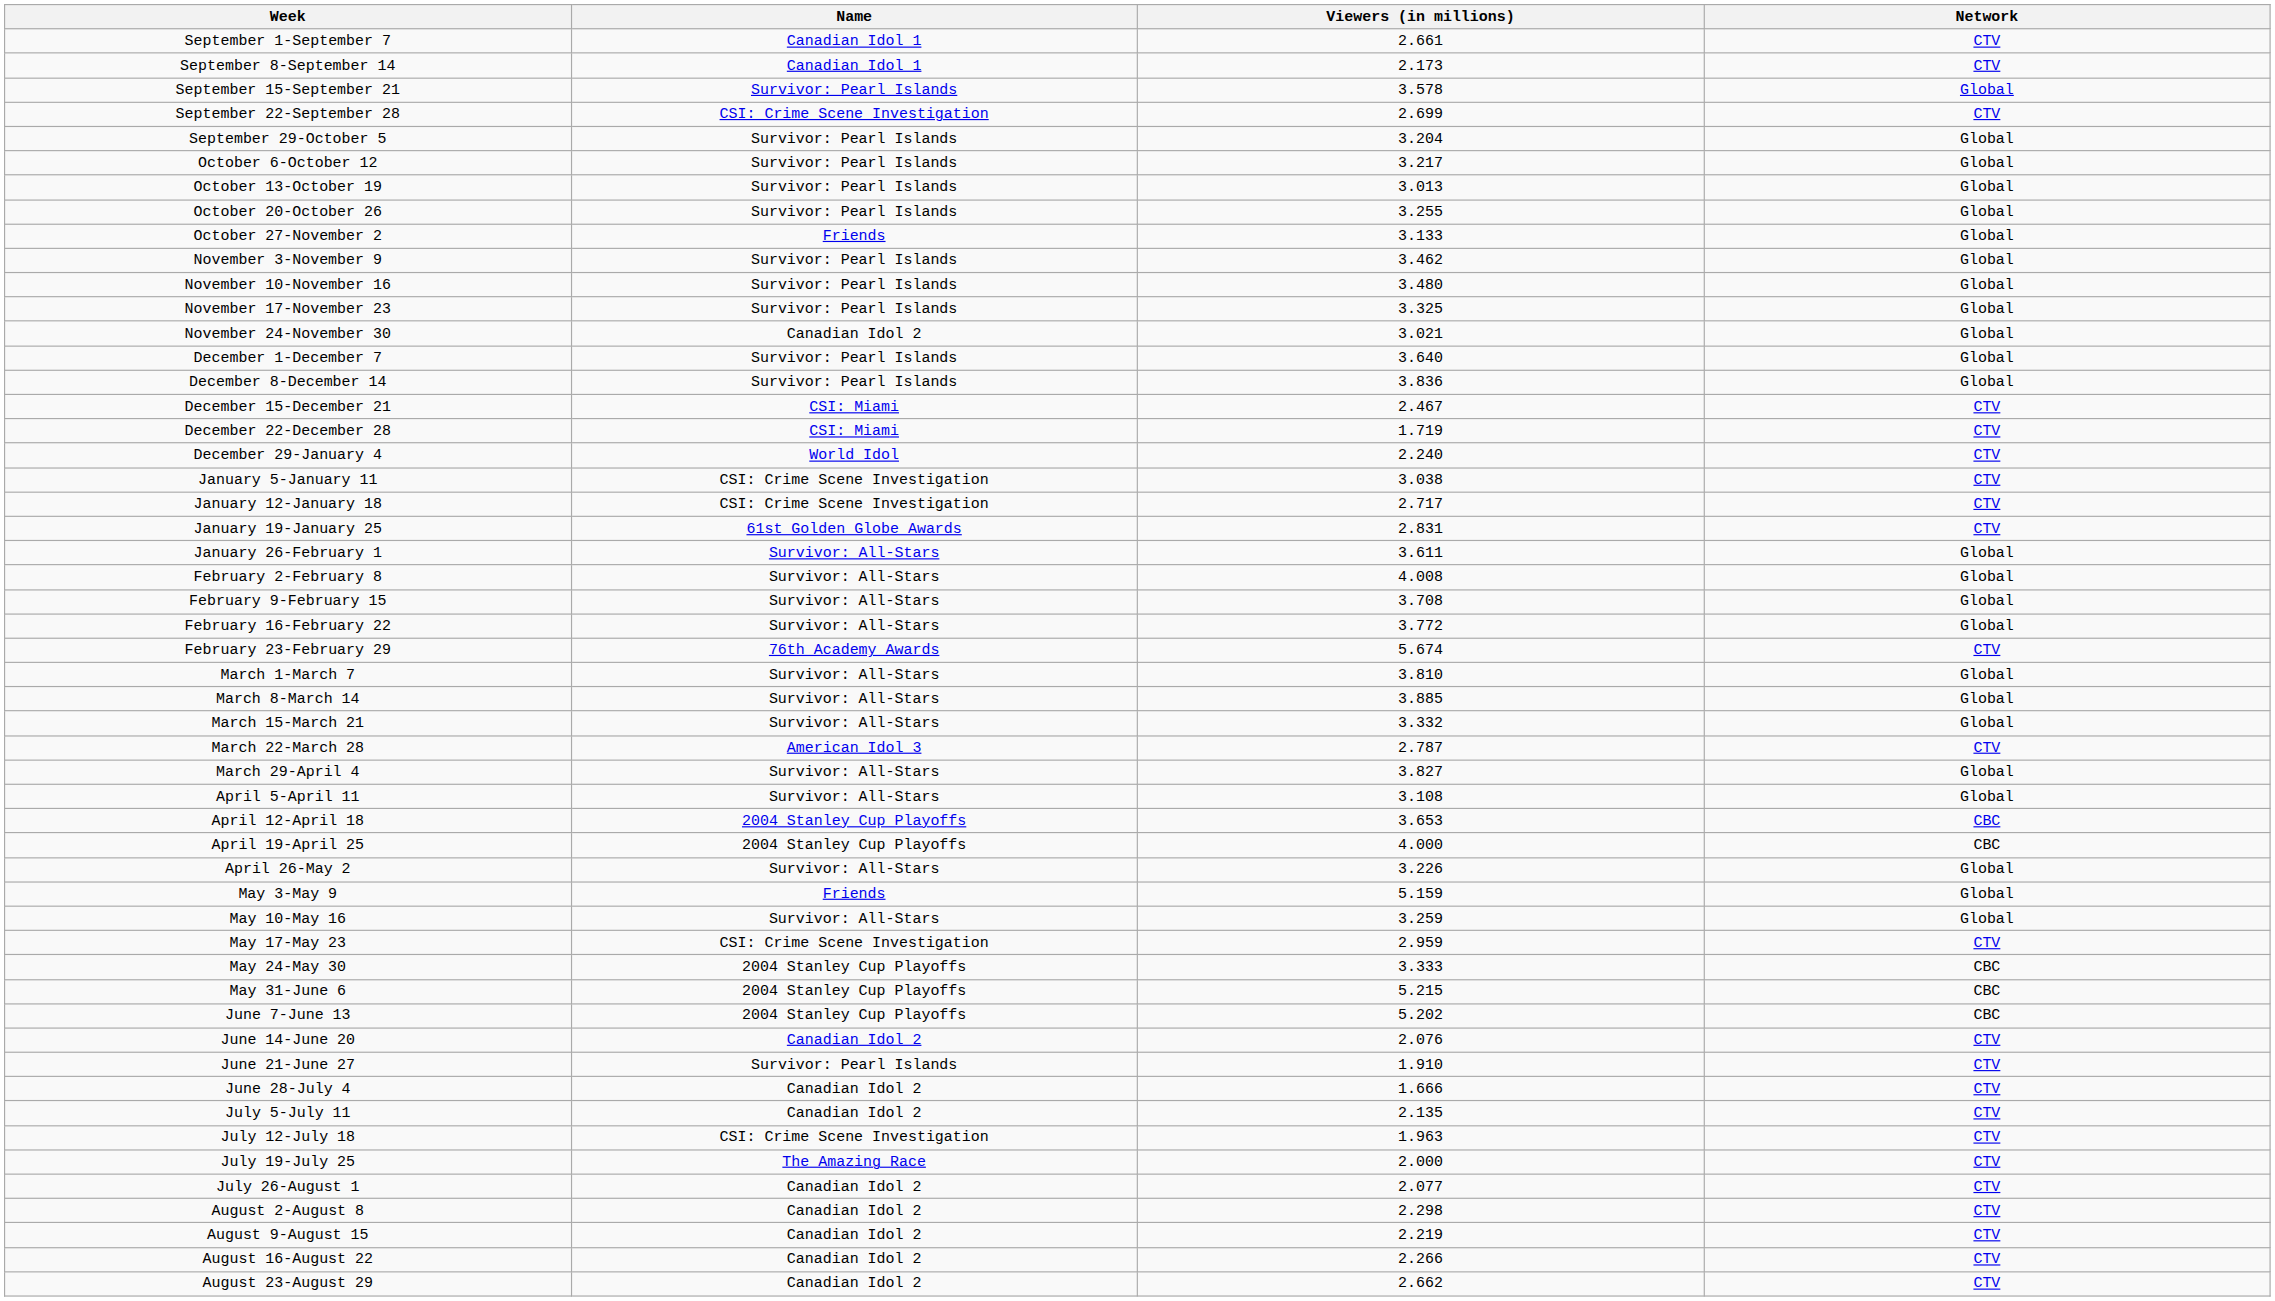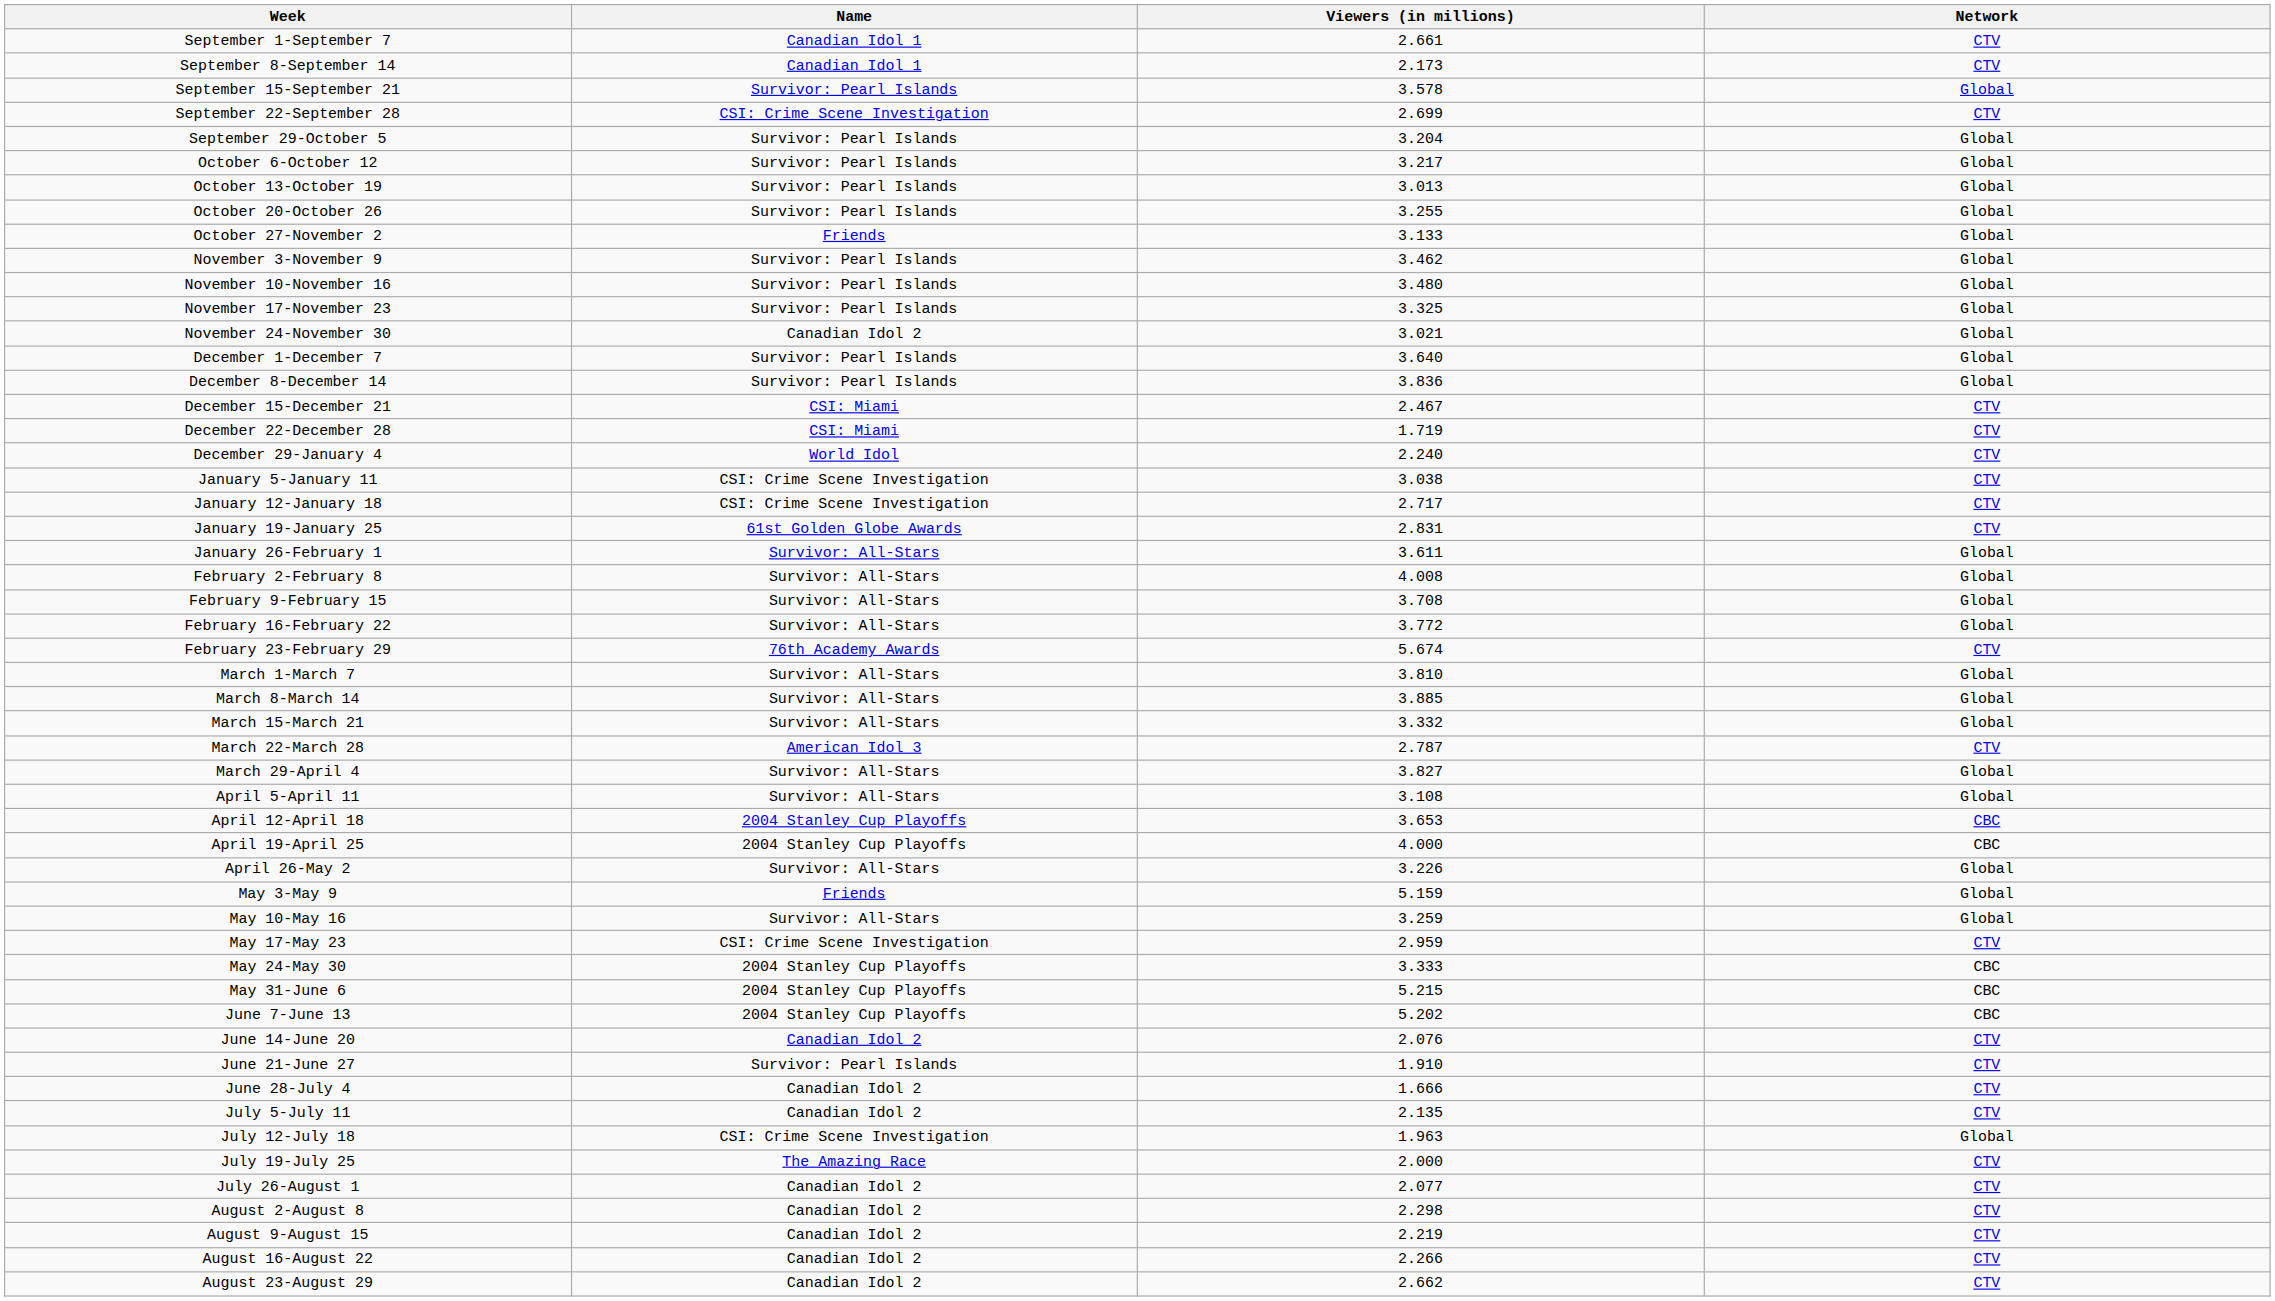(1987, 1138) CTV -> (1987, 1138) Global
